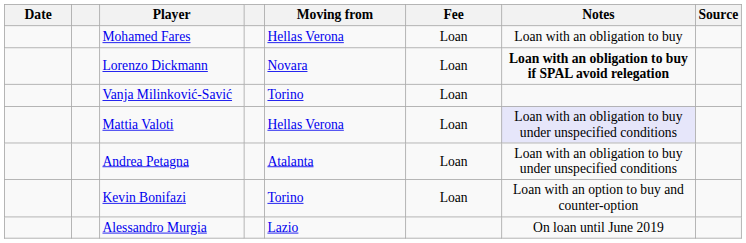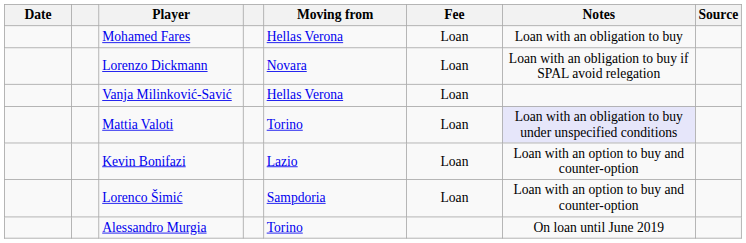(598, 66) bold -> (599, 66) normal
(285, 95) Torino -> (305, 95) Hellas Verona
(306, 124) Hellas Verona -> (285, 124) Torino
- row: (146, 161)
(285, 198) Torino -> (282, 161) Lazio
+ row: (142, 198)
(283, 227) Lazio -> (285, 227) Torino
